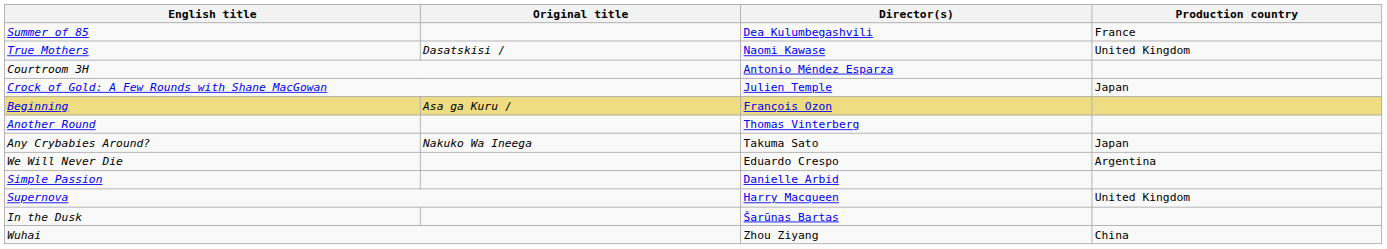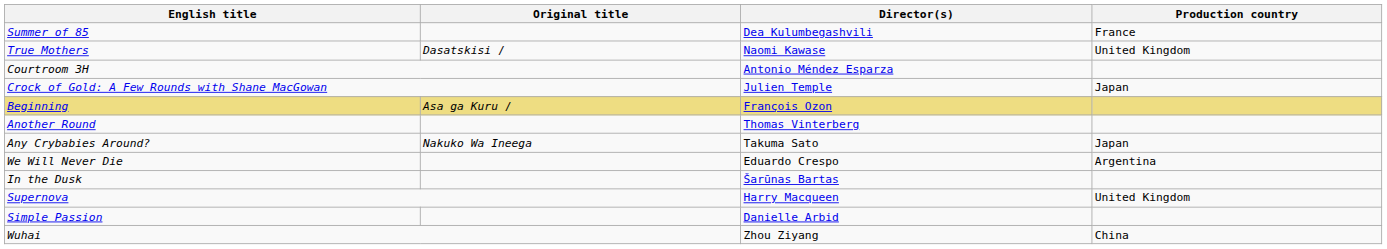rows swapped: (55, 180) <-> (45, 216)
